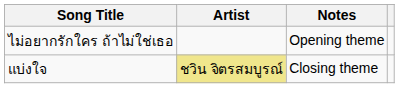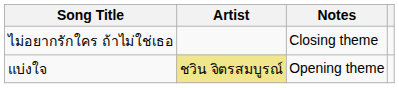(337, 40) Opening theme -> (334, 40) Closing theme
(334, 68) Closing theme -> (337, 68) Opening theme
